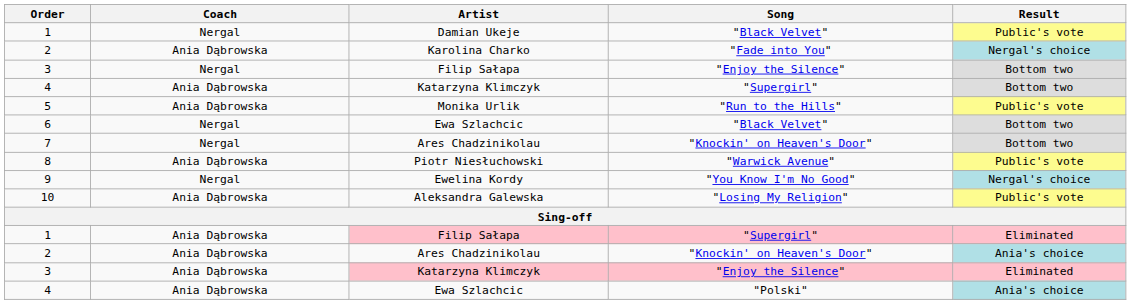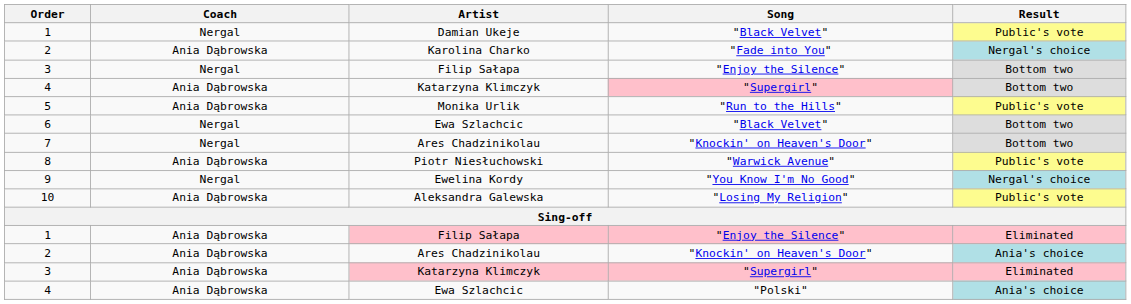(781, 87) no background -> (781, 87) pink background
(781, 235) "Supergirl" -> (781, 235) "Enjoy the Silence"
(781, 272) "Enjoy the Silence" -> (781, 272) "Supergirl"
